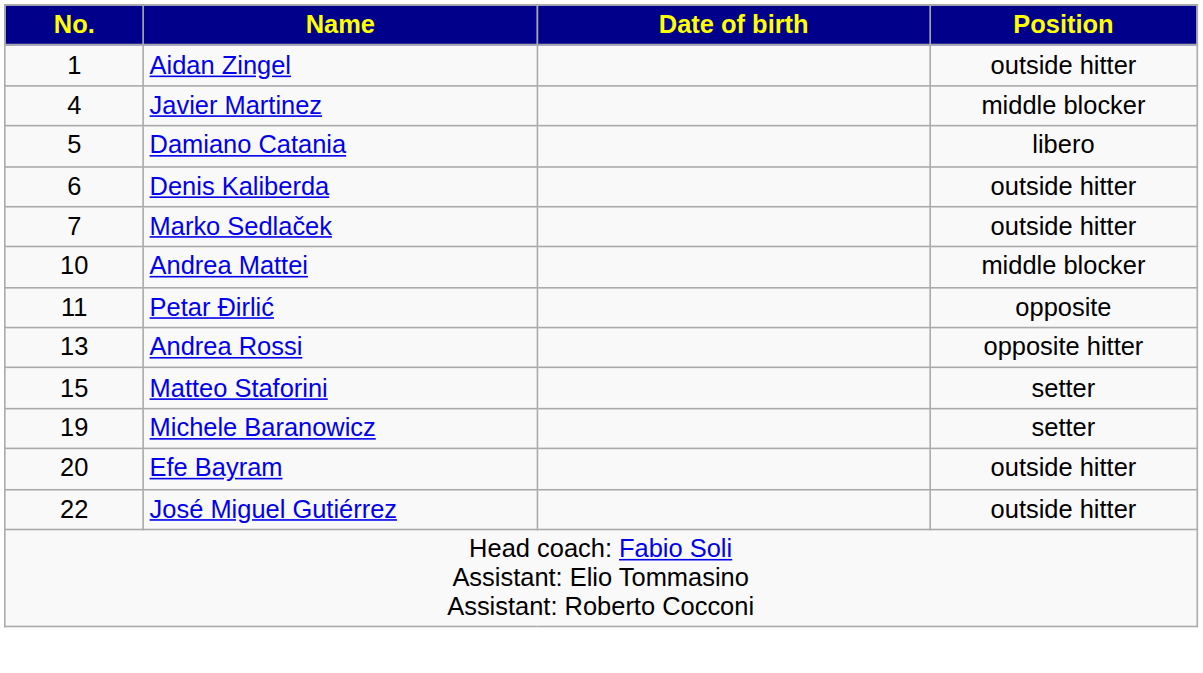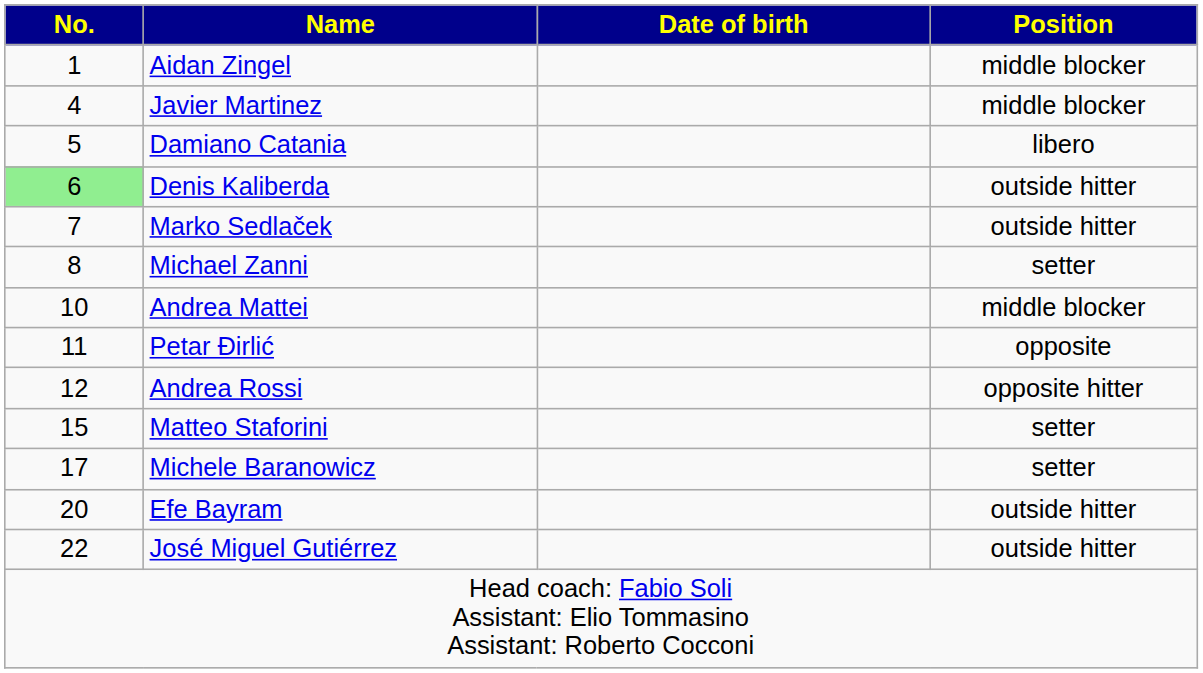(1063, 65) outside hitter -> (1063, 65) middle blocker
(74, 186) no background -> (74, 186) lightgreen background
+ row: (229, 266)
(74, 347) 13 -> (74, 387) 12
(74, 428) 19 -> (74, 468) 17
